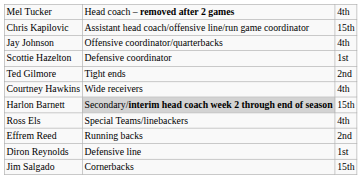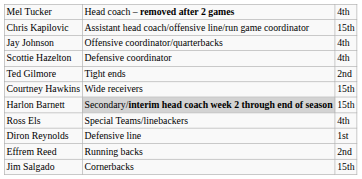(343, 58) 1st -> (343, 58) 4th
(343, 89) 4th -> (346, 89) 15th
rows swapped: (32, 136) <-> (38, 151)
